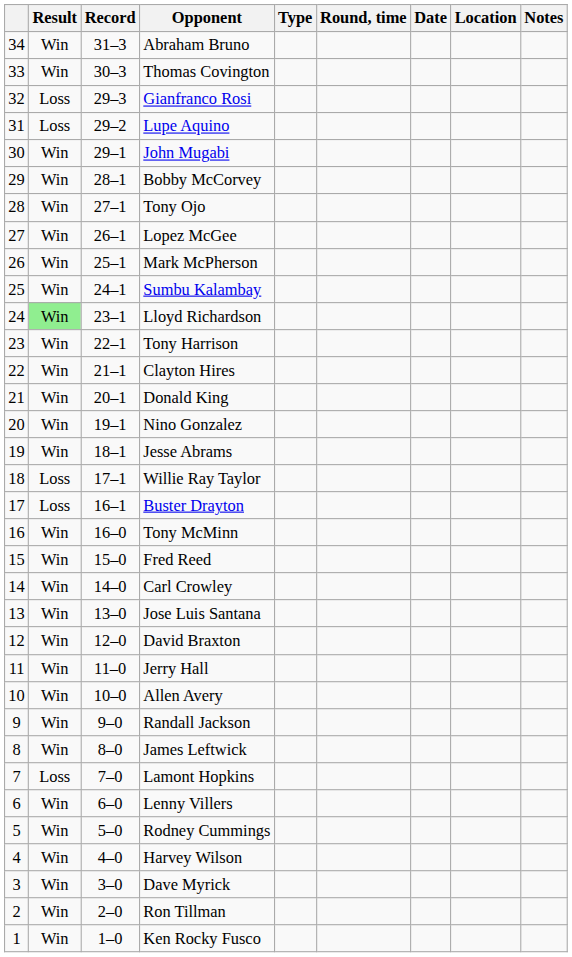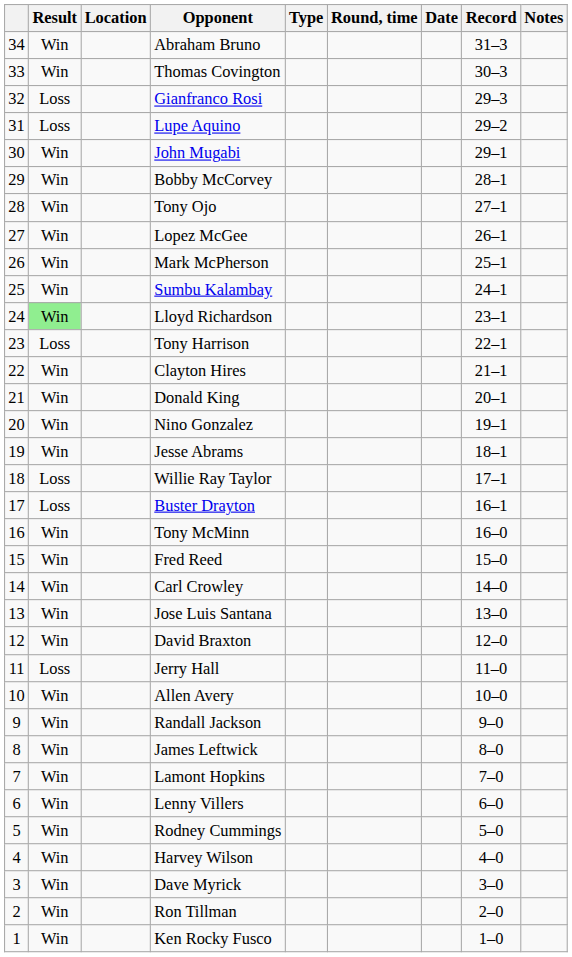columns swapped: (110, 18) <-> (486, 18)
(55, 343) Win -> (55, 343) Loss
(55, 667) Win -> (55, 667) Loss
(55, 776) Loss -> (55, 776) Win
